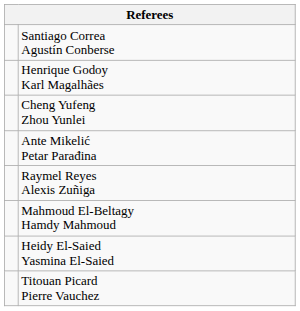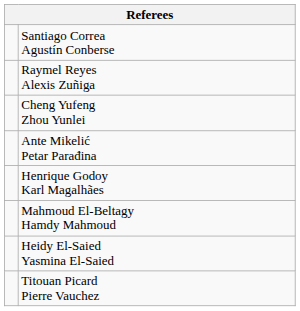rows swapped: (65, 77) <-> (59, 183)
